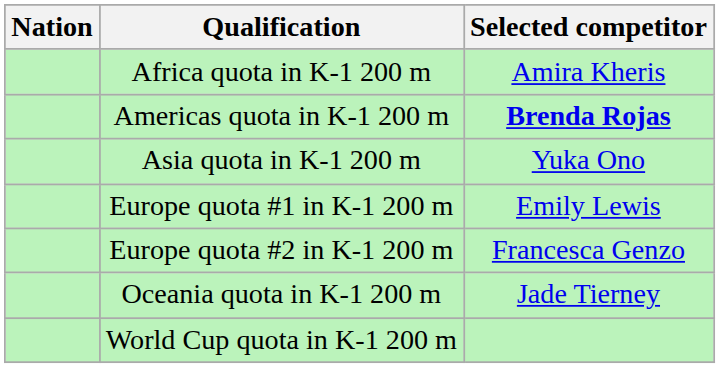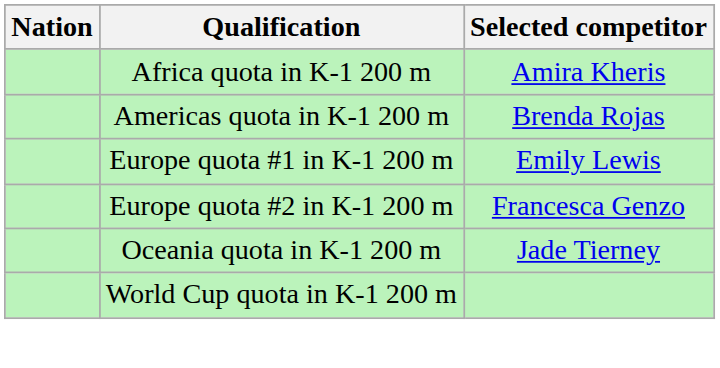(588, 116) bold -> (588, 116) normal
- row: (281, 160)
